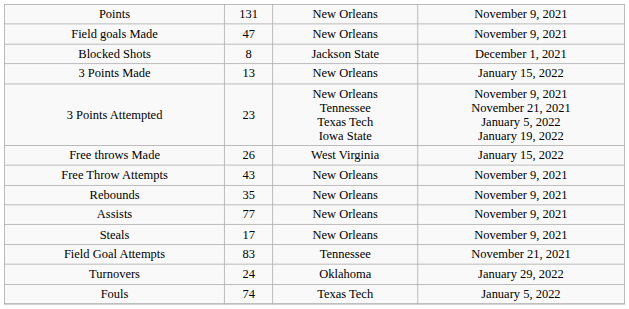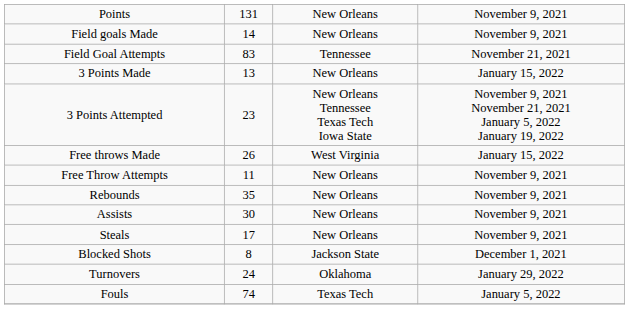(249, 34) 47 -> (249, 34) 14
rows swapped: (115, 254) <-> (115, 53)
(249, 175) 43 -> (249, 175) 11
(249, 214) 77 -> (249, 214) 30
